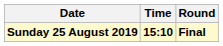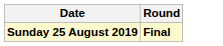- column: (158, 13)
